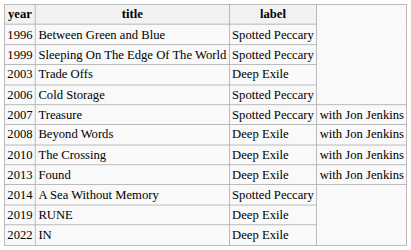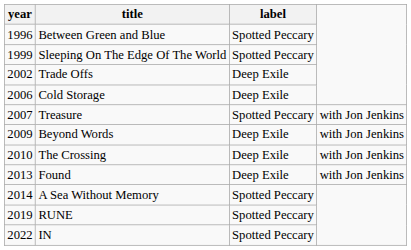(20, 74) 2003 -> (20, 74) 2002
(273, 94) Spotted Peccary -> (260, 94) Deep Exile
(20, 134) 2008 -> (20, 134) 2009
(260, 214) Deep Exile -> (273, 214) Spotted Peccary
(260, 235) Deep Exile -> (273, 235) Spotted Peccary
